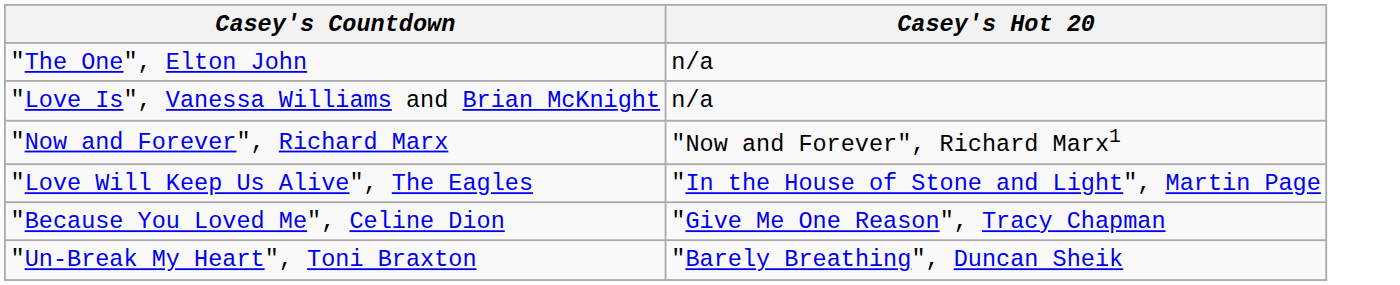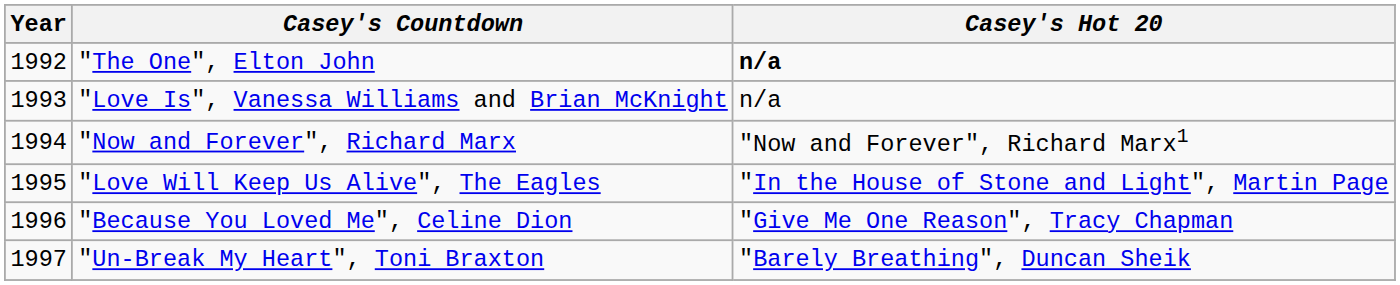+ column: (39, 24)
(692, 62) normal -> (760, 62) bold
